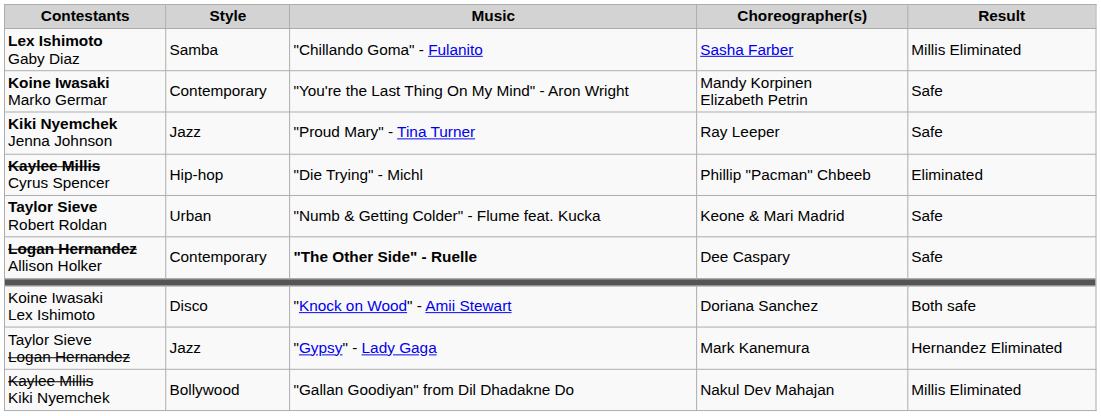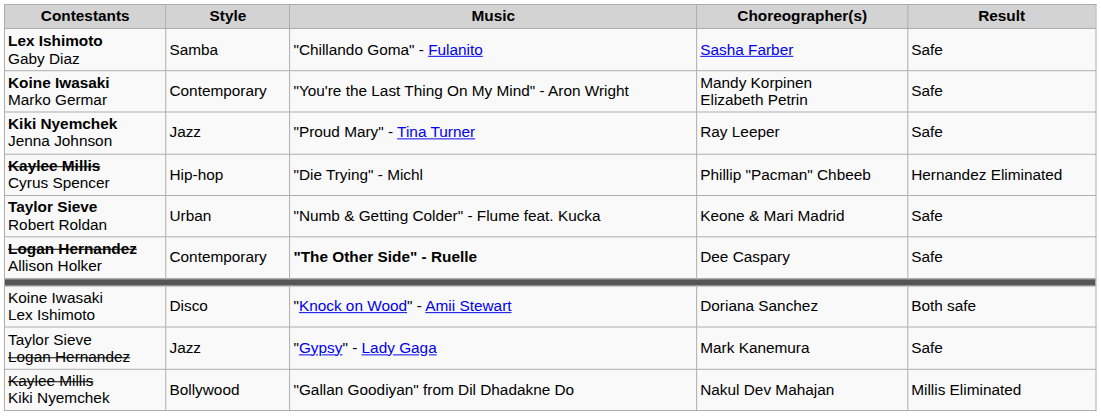(966, 49) Millis Eliminated -> (927, 49) Safe
(947, 174) Eliminated -> (987, 174) Hernandez Eliminated
(987, 348) Hernandez Eliminated -> (927, 348) Safe
